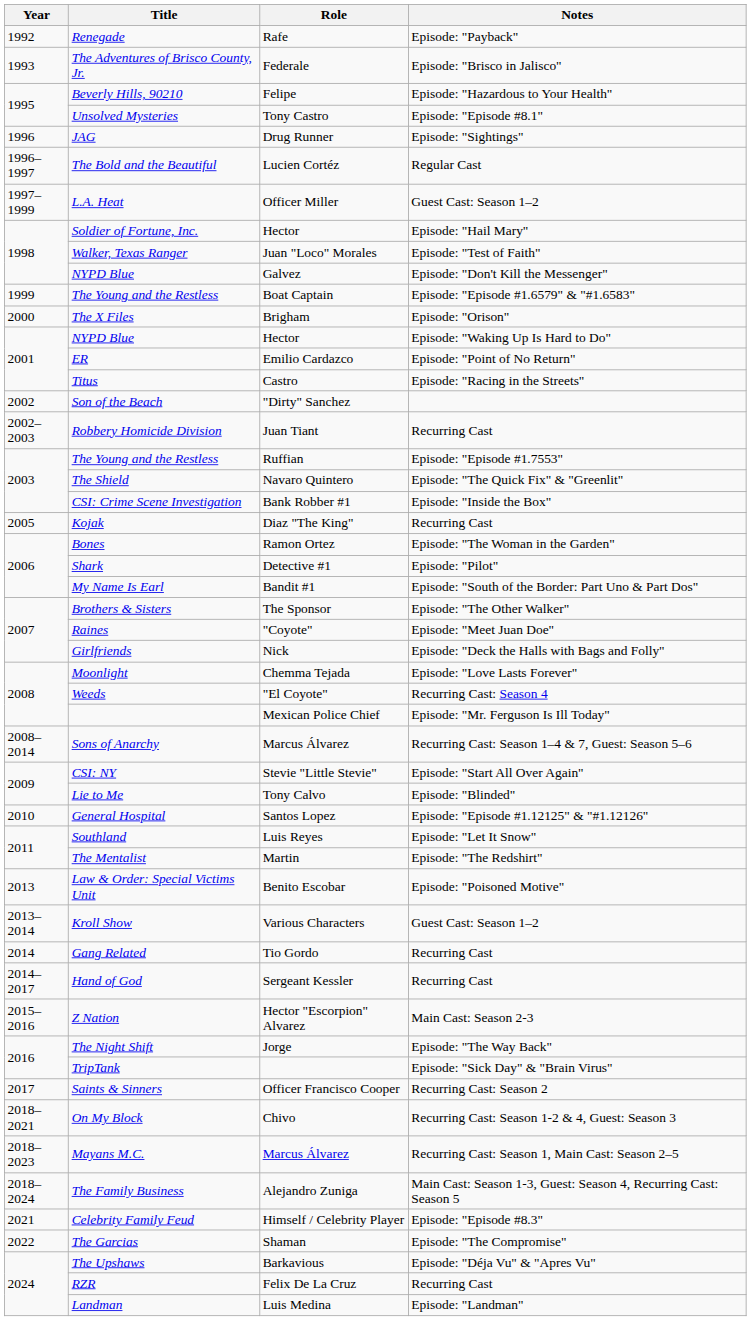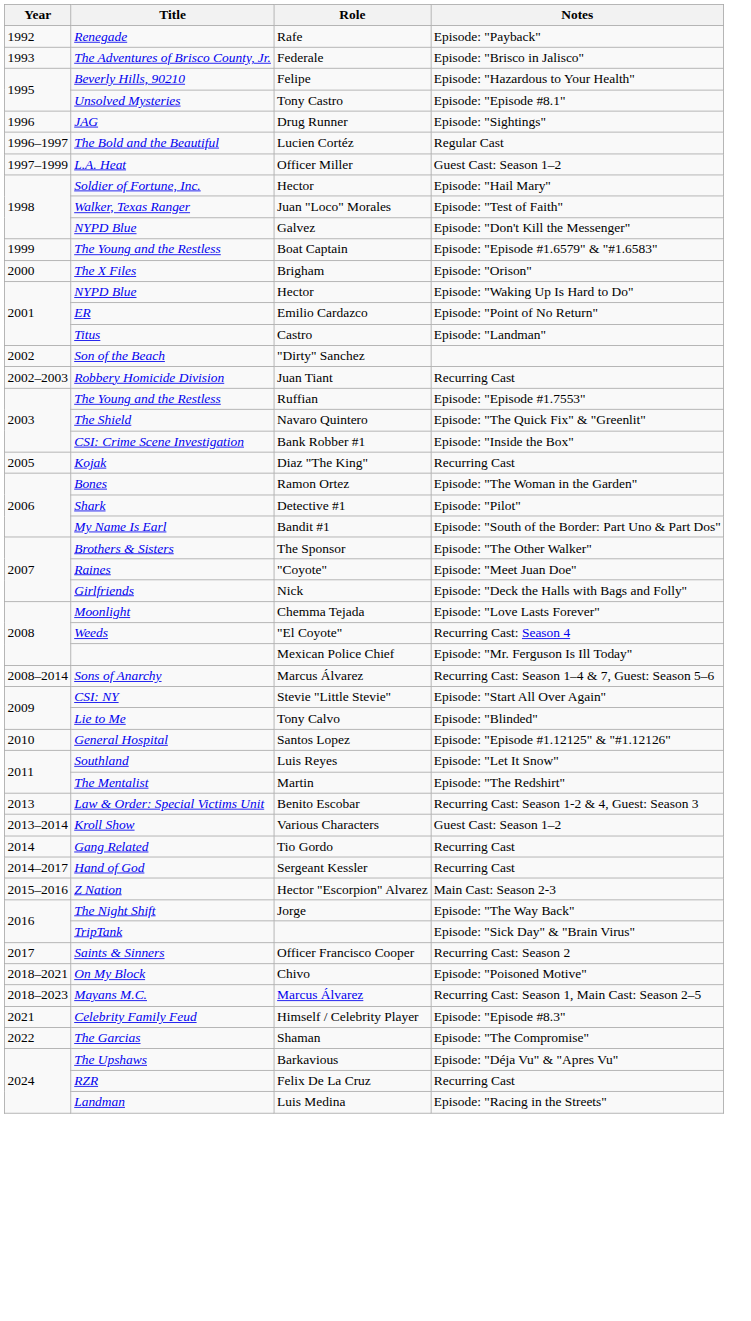(498, 380) Episode: "Racing in the Streets" -> (490, 334) Episode: "Landman"
(488, 886) Episode: "Poisoned Motive" -> (566, 803) Recurring Cast: Season 1-2 & 4, Guest: Season 3
(544, 1117) Recurring Cast: Season 1-2 & 4, Guest: Season 3 -> (510, 974) Episode: "Poisoned Motive"
- row: (128, 1190)
(467, 1304) Episode: "Landman" -> (520, 1102) Episode: "Racing in the Streets"
